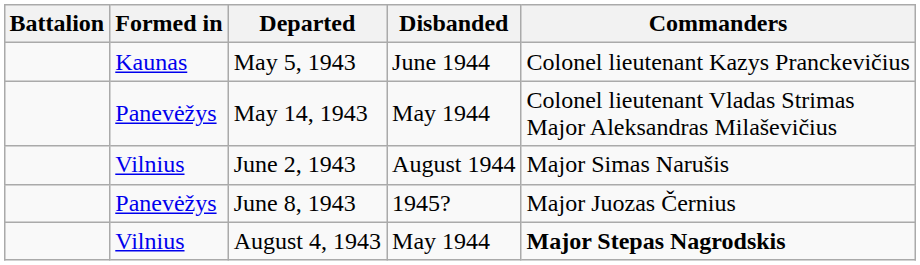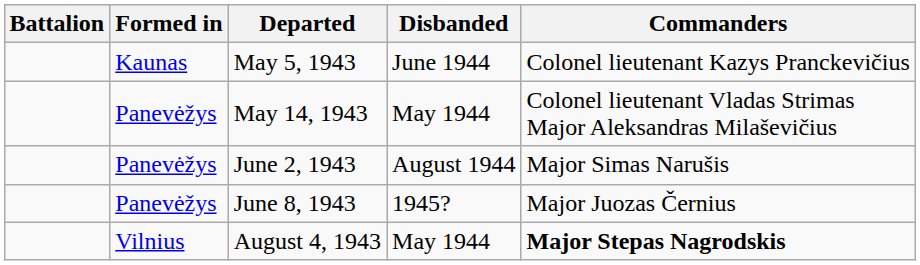(150, 164) Vilnius -> (166, 164) Panevėžys
